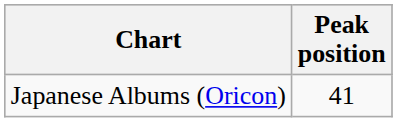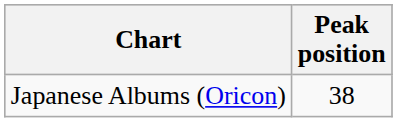(342, 95) 41 -> (342, 95) 38
